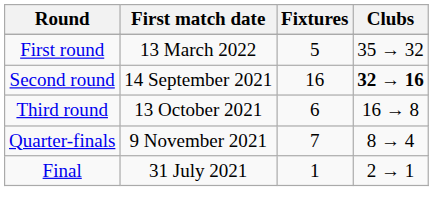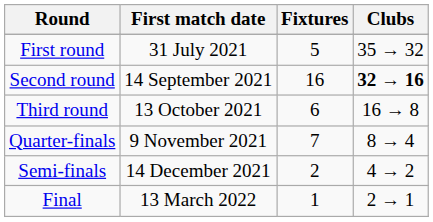(198, 49) 13 March 2022 -> (198, 49) 31 July 2021
+ row: (62, 170)
(198, 170) 31 July 2021 -> (198, 200) 13 March 2022
